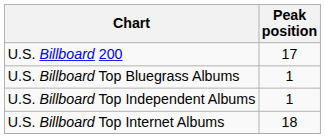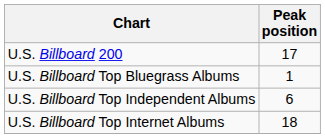(290, 99) 1 -> (290, 99) 6
